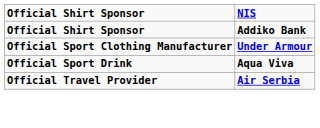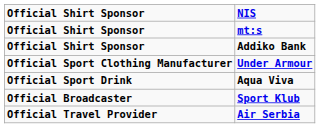+ row: (250, 30)
+ row: (269, 98)
